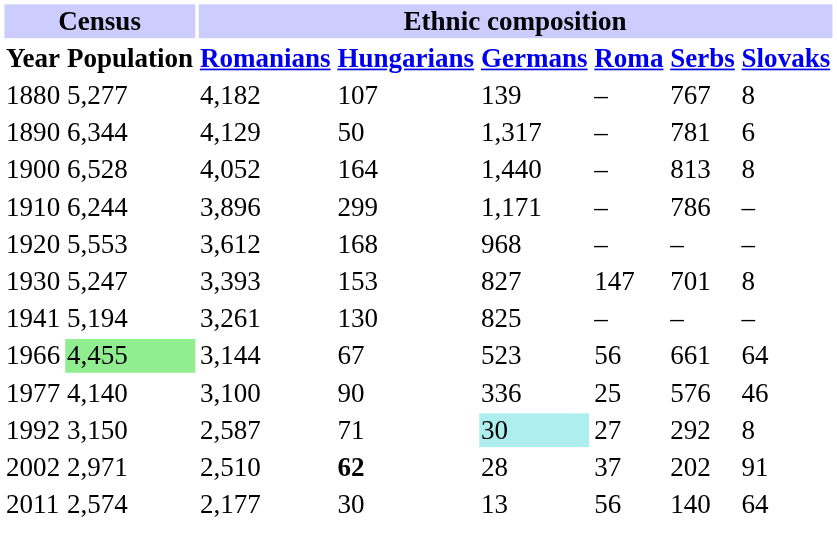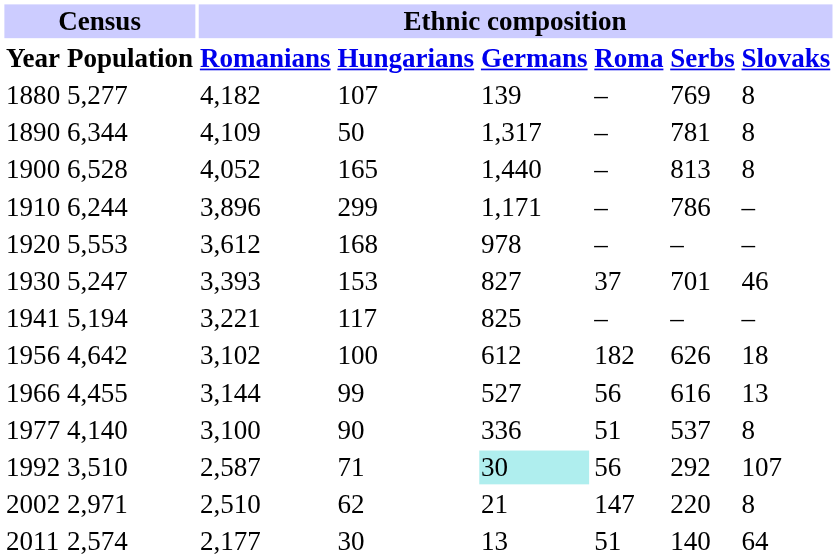(690, 95) 767 -> (690, 95) 769
(230, 132) 4,129 -> (230, 132) 4,109
(748, 132) 6 -> (748, 132) 8
(358, 169) 164 -> (358, 169) 165
(501, 244) 968 -> (501, 244) 978
(615, 281) 147 -> (608, 281) 37
(748, 281) 8 -> (755, 281) 46
(230, 318) 3,261 -> (230, 318) 3,221
(358, 318) 130 -> (357, 318) 117
+ row: (33, 355)
(97, 355) lightgreen background -> (97, 392) no background
(351, 355) 67 -> (351, 392) 99
(501, 355) 523 -> (501, 392) 527
(690, 355) 661 -> (690, 392) 616
(755, 355) 64 -> (755, 392) 13
(608, 392) 25 -> (608, 429) 51
(690, 392) 576 -> (690, 429) 537
(755, 392) 46 -> (748, 429) 8
(97, 429) 3,150 -> (97, 467) 3,510
(608, 429) 27 -> (608, 467) 56
(748, 429) 8 -> (762, 467) 107
(351, 467) bold -> (351, 504) normal
(494, 467) 28 -> (494, 504) 21
(608, 467) 37 -> (615, 504) 147
(690, 467) 202 -> (690, 504) 220
(755, 467) 91 -> (748, 504) 8
(608, 504) 56 -> (608, 541) 51
